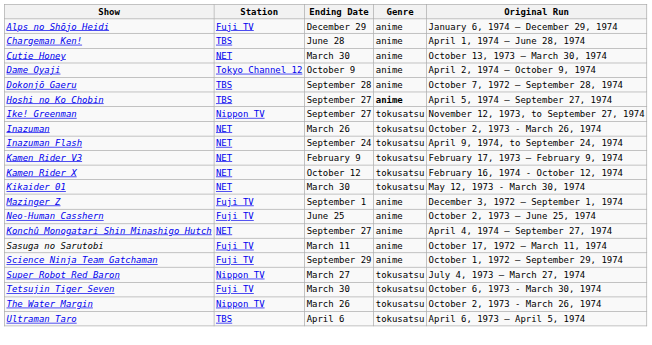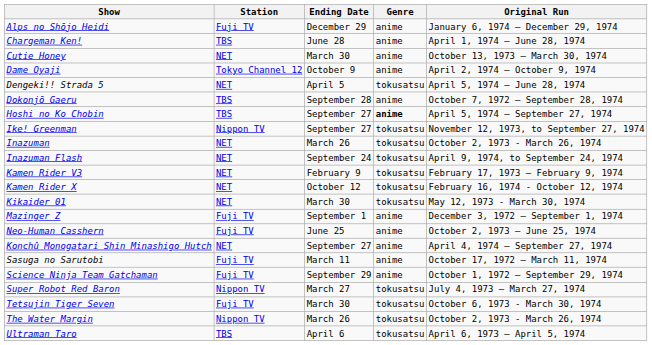+ row: (55, 85)
